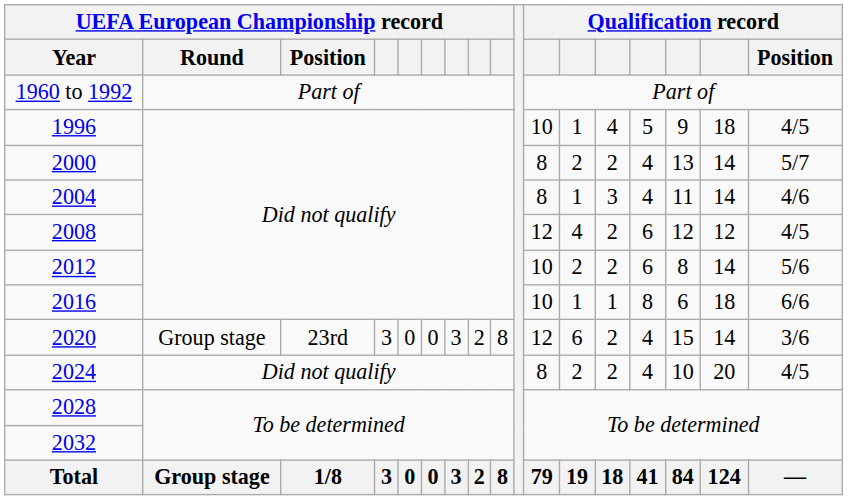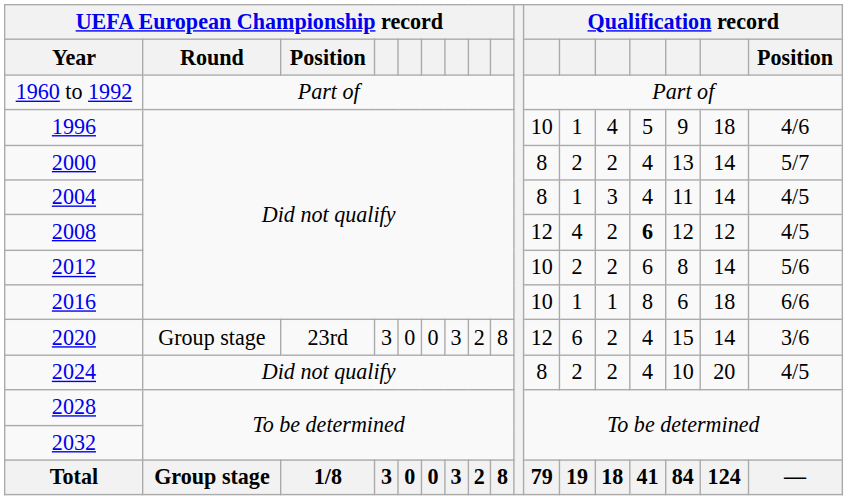(795, 127) 4/5 -> (795, 127) 4/6
(795, 197) 4/6 -> (795, 197) 4/5
(648, 232) normal -> (648, 232) bold
